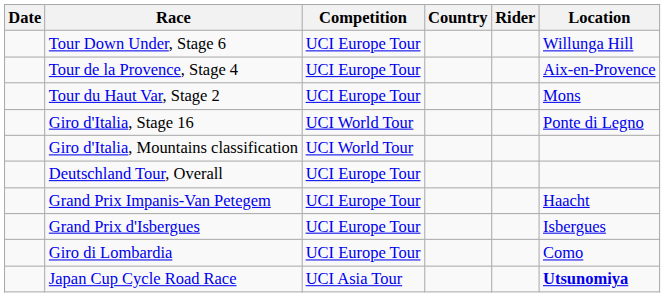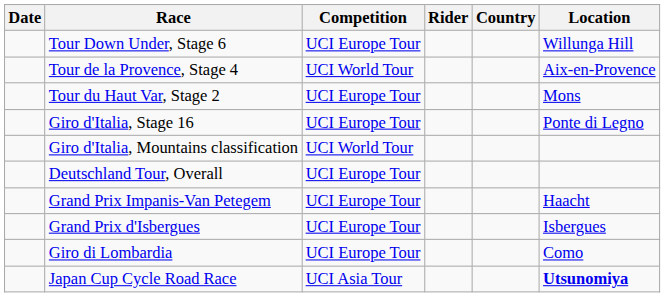columns swapped: (515, 17) <-> (458, 17)
(363, 69) UCI Europe Tour -> (359, 69) UCI World Tour
(359, 122) UCI World Tour -> (363, 122) UCI Europe Tour
